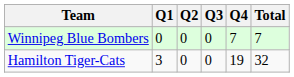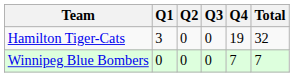rows swapped: (78, 38) <-> (66, 60)
